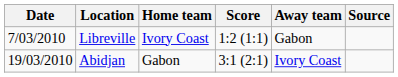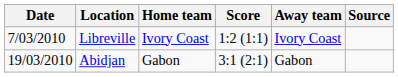(293, 38) Gabon -> (308, 38) Ivory Coast
(308, 60) Ivory Coast -> (293, 60) Gabon
